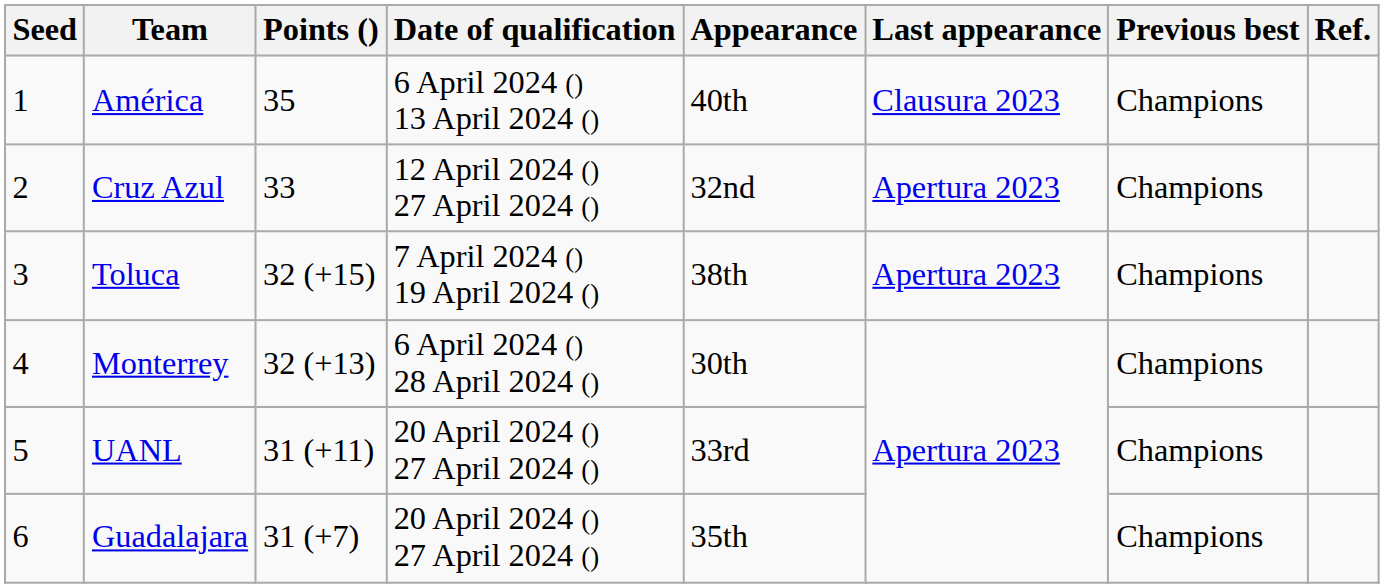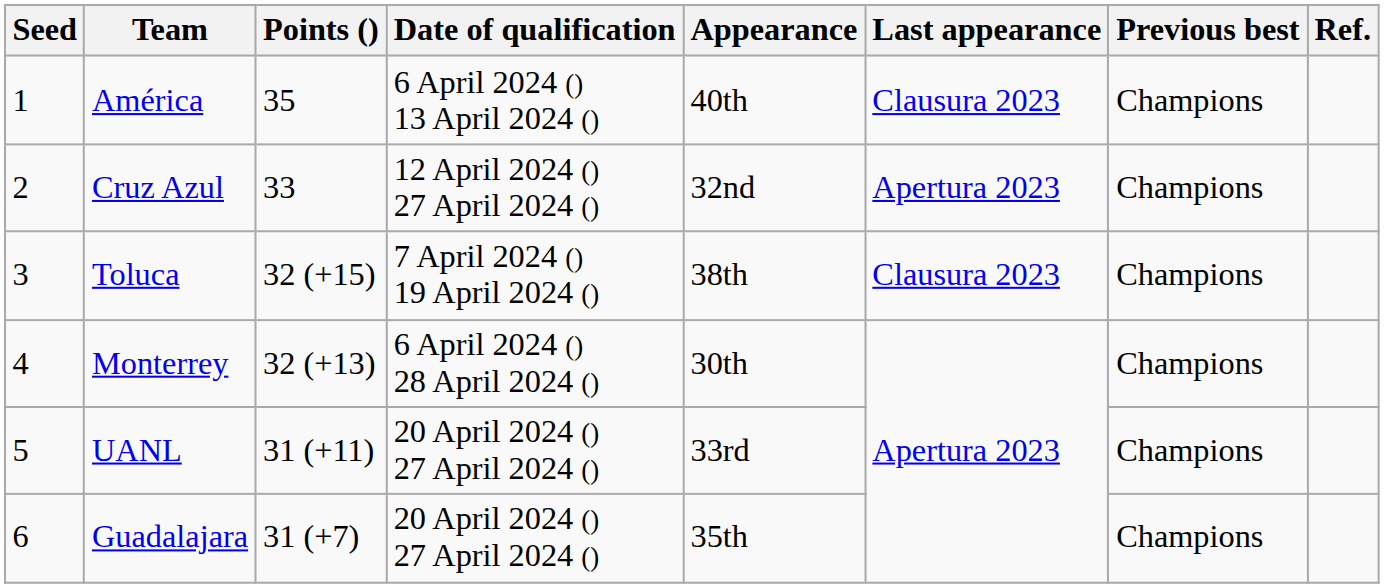(966, 274) Apertura 2023 -> (966, 274) Clausura 2023
